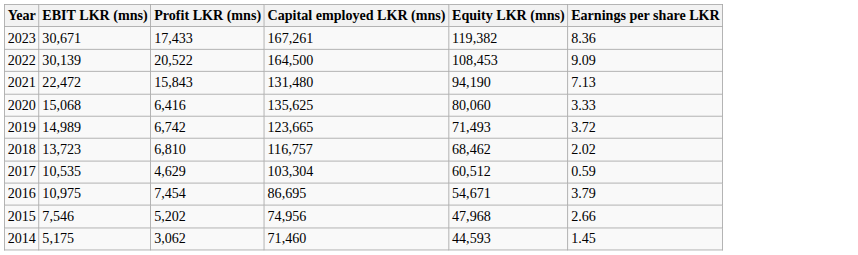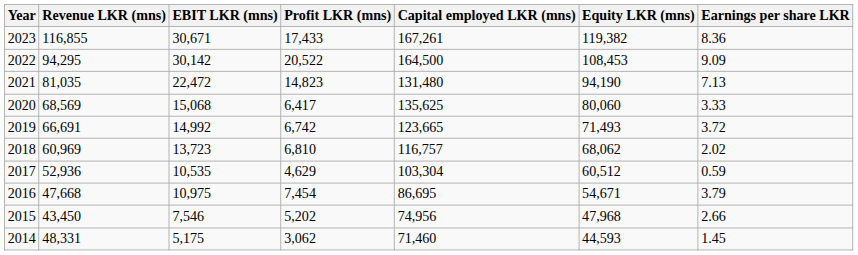+ column: (104, 15)
(62, 60) 30,139 -> (192, 60) 30,142
(174, 82) 15,843 -> (304, 82) 14,823
(170, 104) 6,416 -> (300, 104) 6,417
(62, 127) 14,989 -> (192, 127) 14,992
(471, 149) 68,462 -> (601, 149) 68,062
